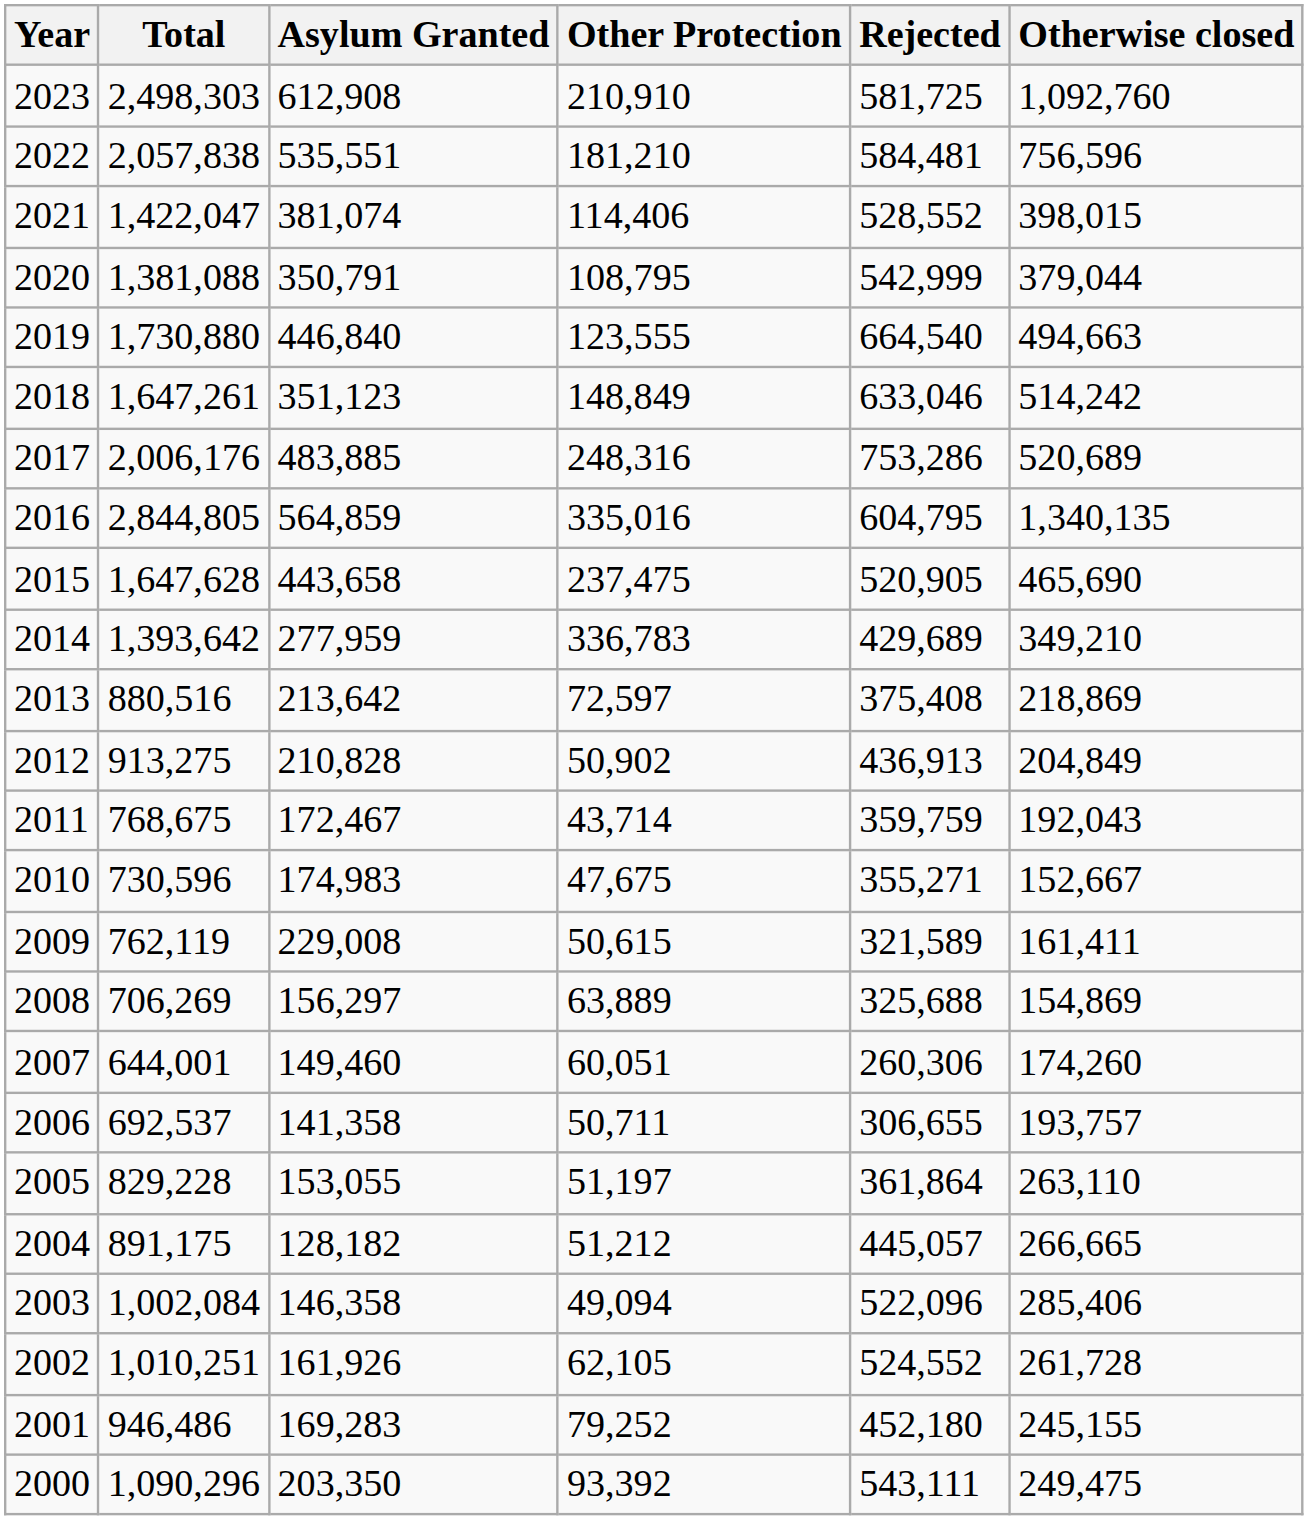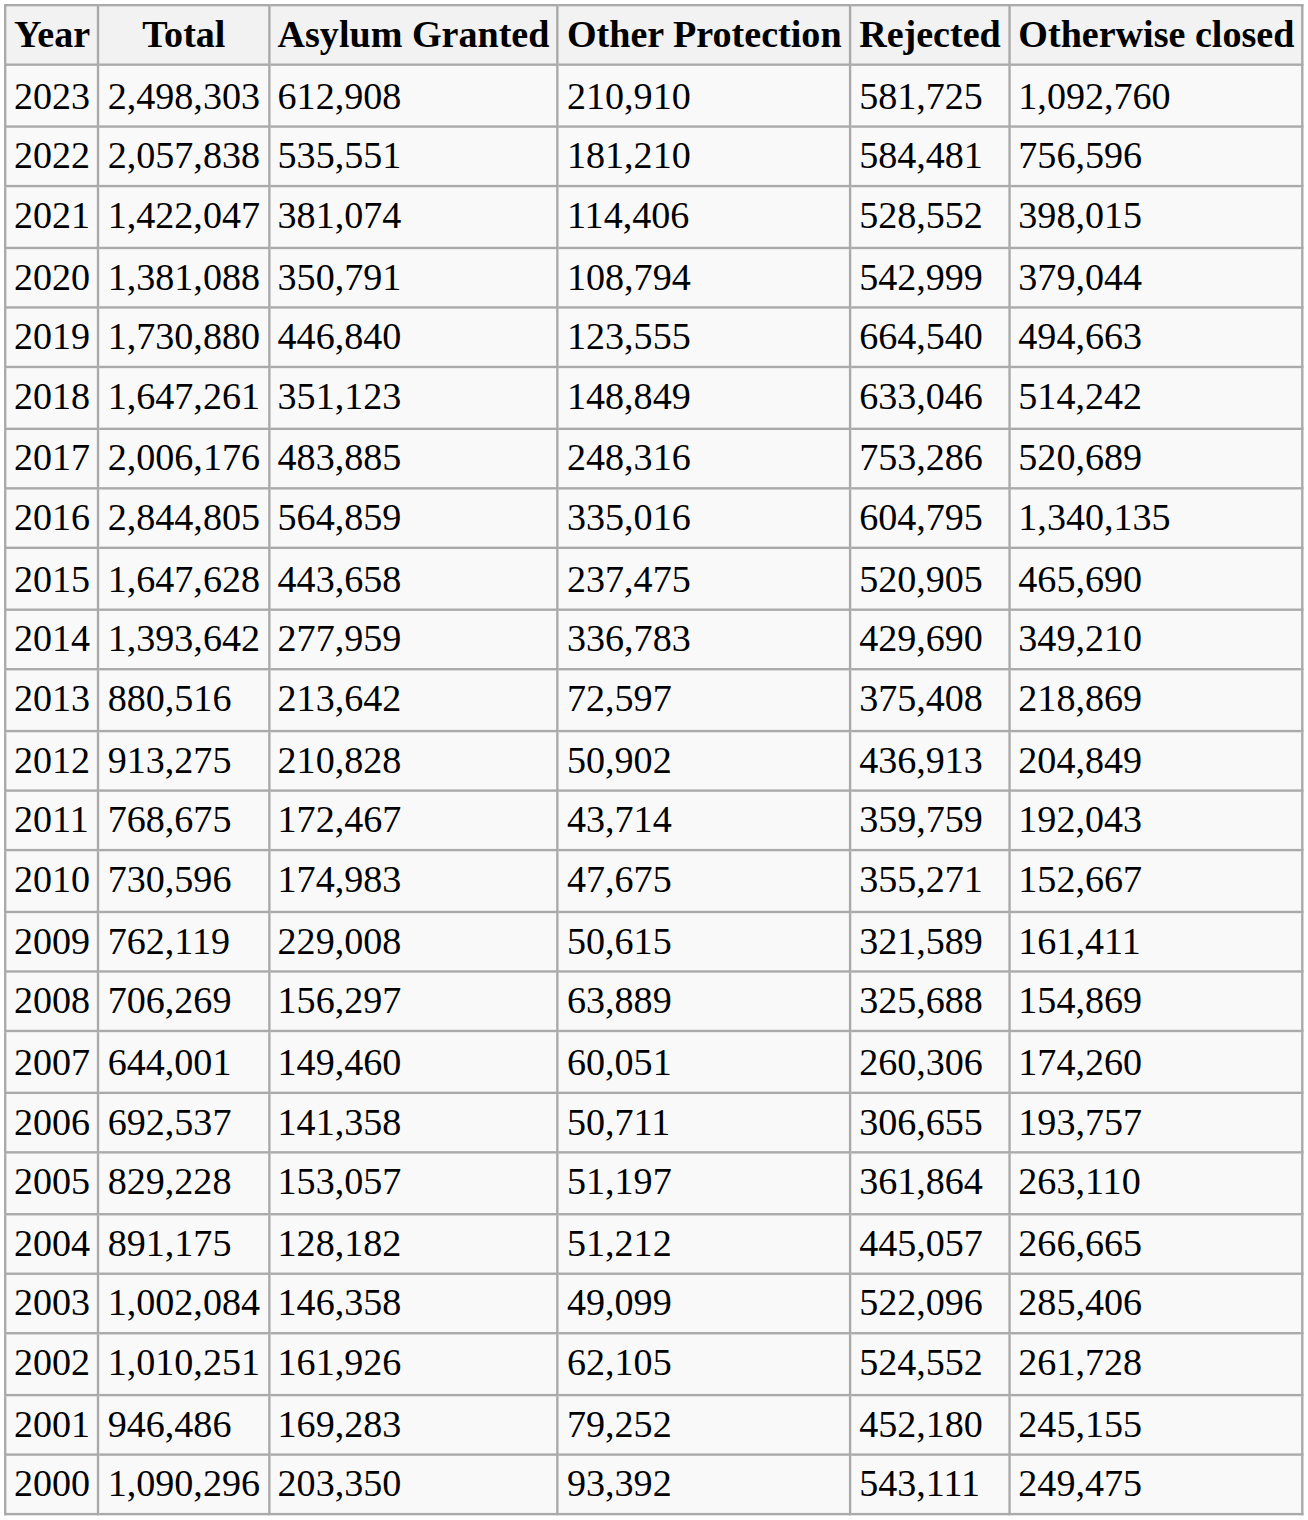(629, 276) 108,795 -> (629, 276) 108,794
(921, 638) 429,689 -> (921, 638) 429,690
(339, 1182) 153,055 -> (339, 1182) 153,057
(619, 1302) 49,094 -> (619, 1302) 49,099
